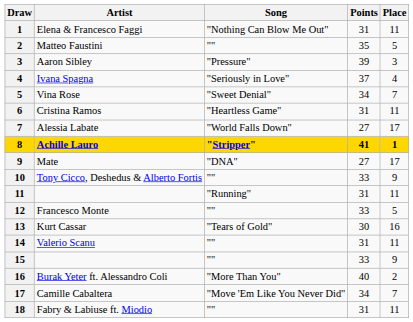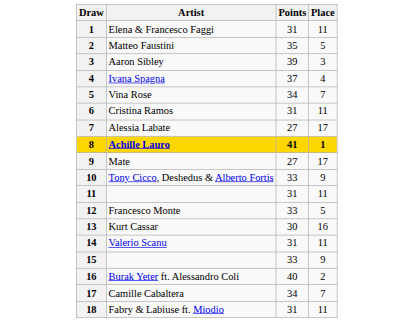- column: (276, 12)
